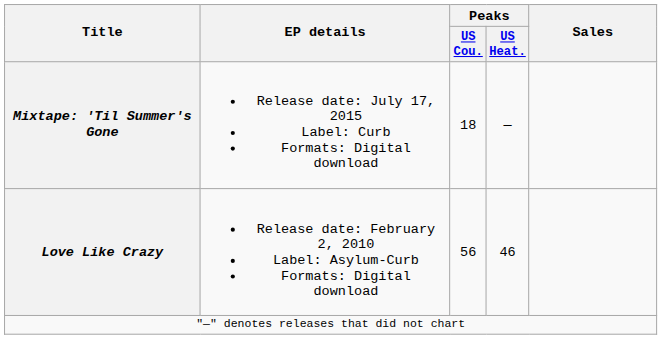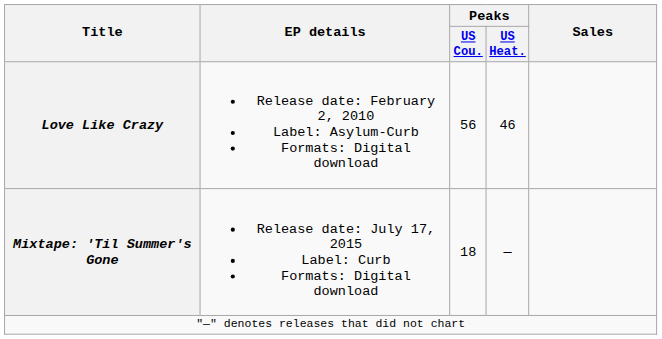rows swapped: (102, 252) <-> (102, 125)
